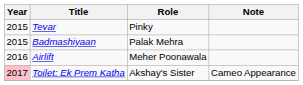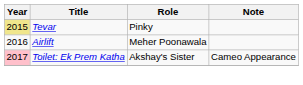(17, 27) no background -> (17, 27) khaki background
- row: (64, 42)
